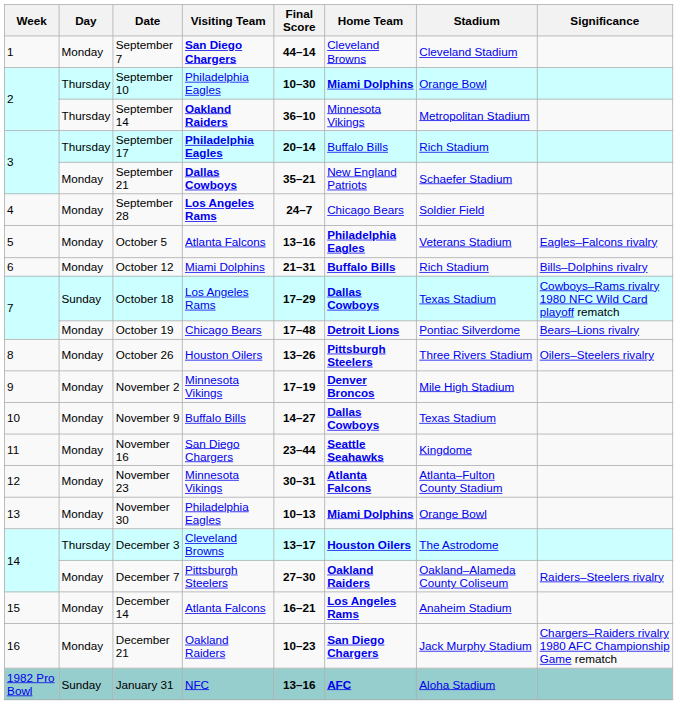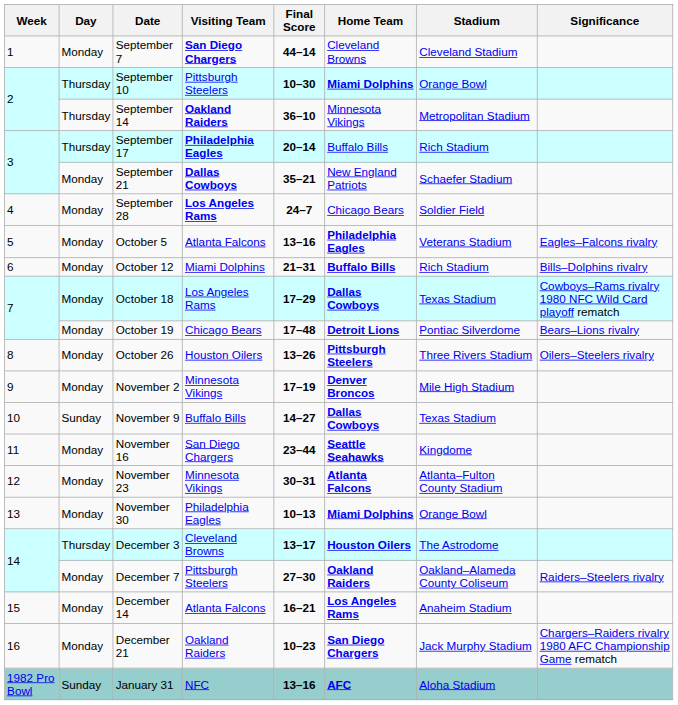(217, 84) Philadelphia Eagles -> (211, 84) Pittsburgh Steelers
(81, 298) Sunday -> (82, 298) Monday
(82, 418) Monday -> (81, 418) Sunday
